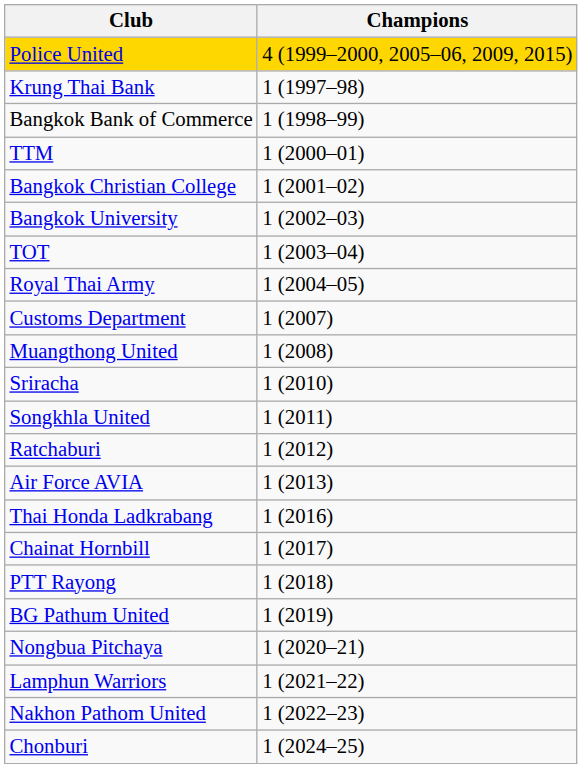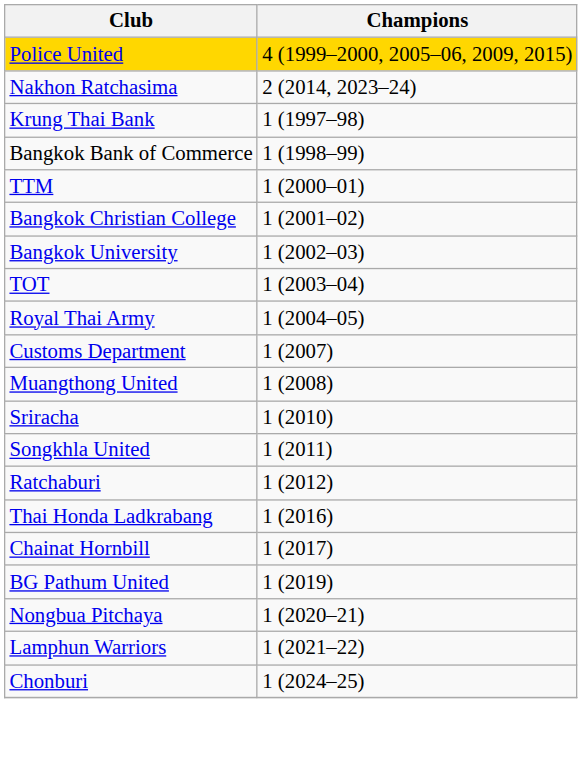+ row: (93, 86)
- row: (76, 482)
- row: (63, 581)
- row: (108, 713)
